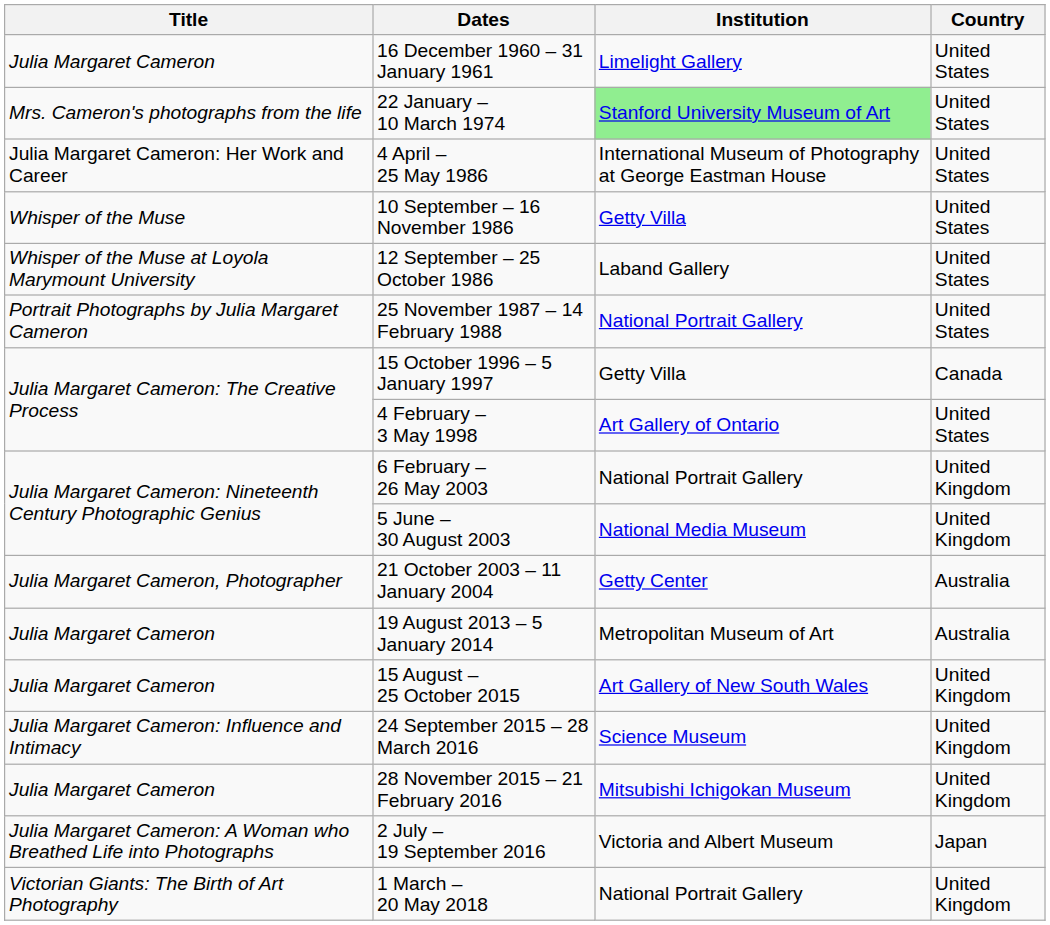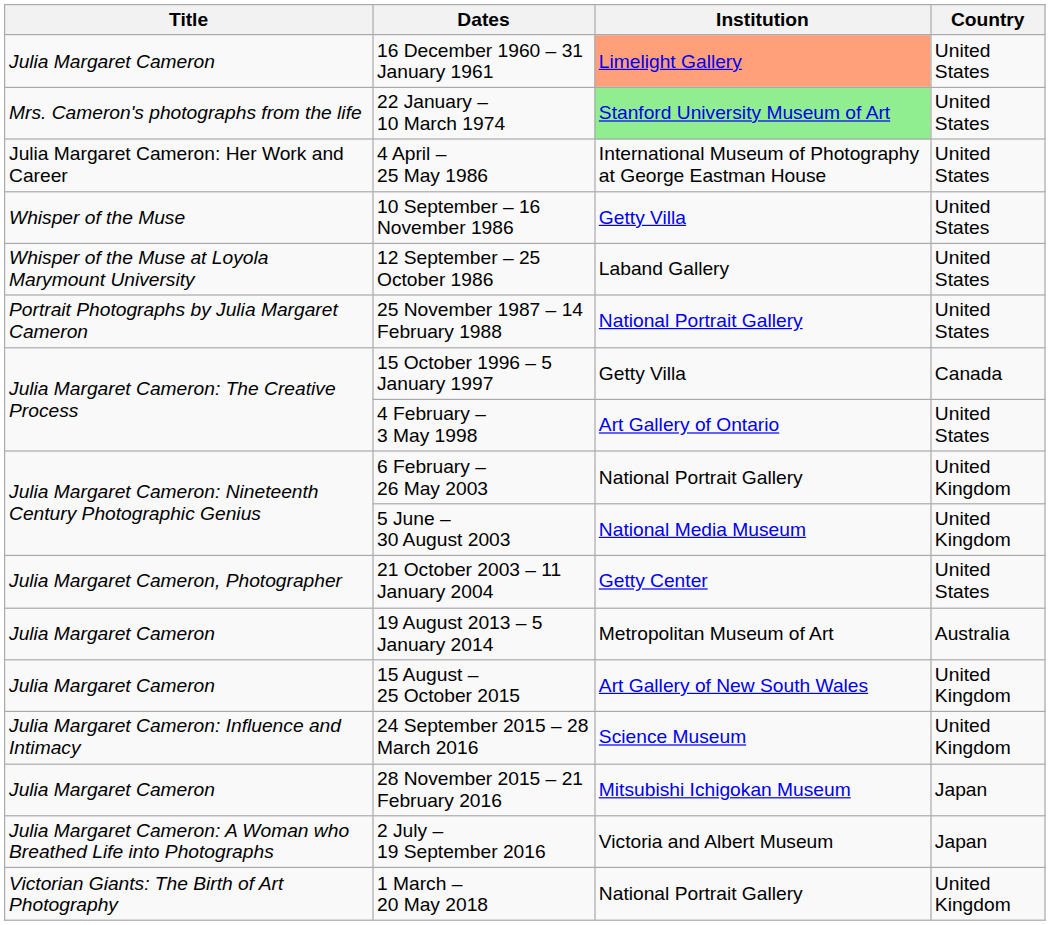(670, 60) no background -> (670, 60) lightsalmon background
(972, 581) Australia -> (963, 581) United States
(973, 789) United Kingdom -> (961, 789) Japan
